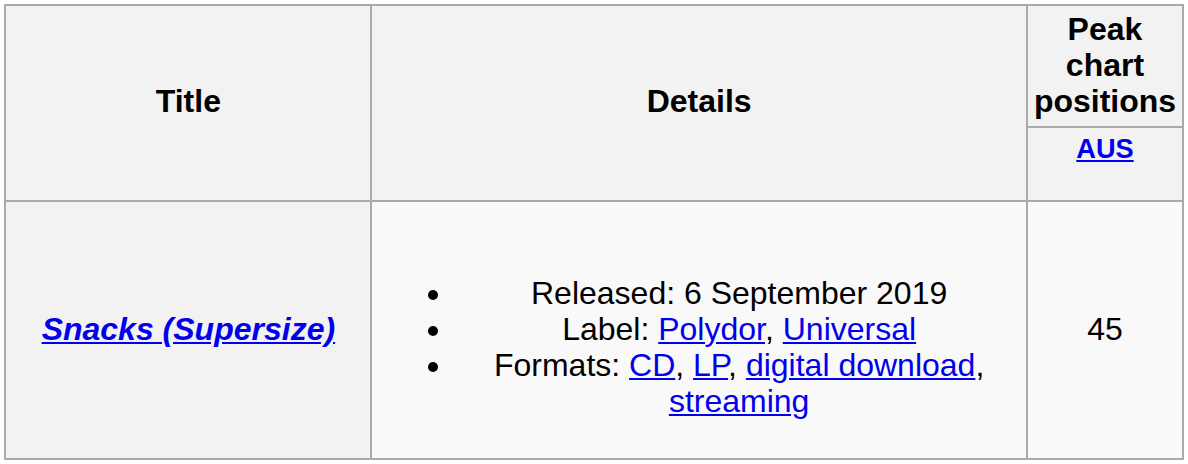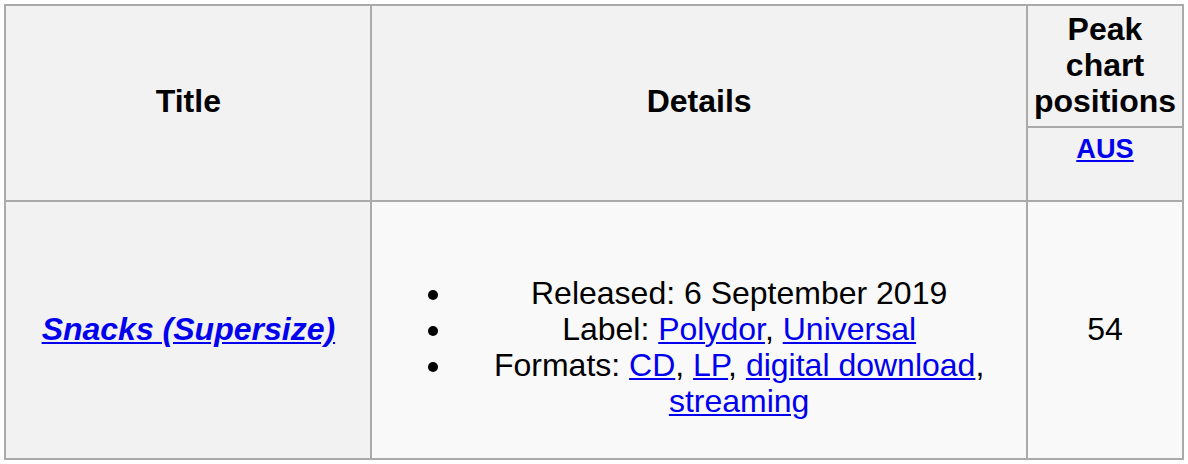(1105, 329) 45 -> (1105, 329) 54
